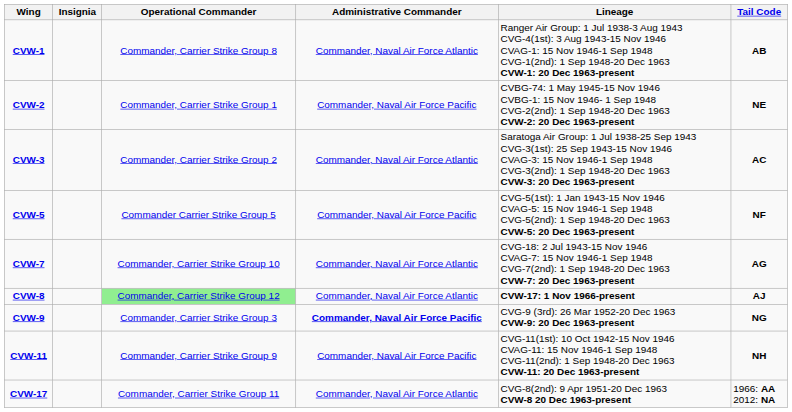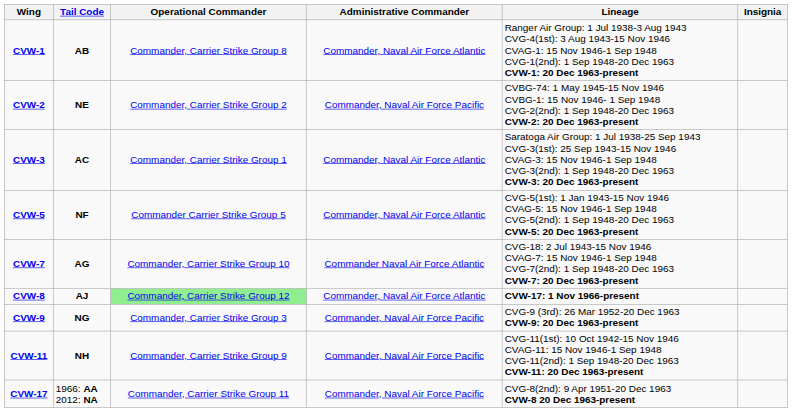columns swapped: (77, 12) <-> (759, 12)
(199, 105) Commander, Carrier Strike Group 1 -> (208, 105) Commander, Carrier Strike Group 2
(199, 160) Commander, Carrier Strike Group 2 -> (208, 160) Commander, Carrier Strike Group 1
(397, 214) Commander, Naval Air Force Pacific -> (404, 214) Commander, Naval Air Force Atlantic
(397, 264) Commander, Naval Air Force Atlantic -> (404, 264) Commander Naval Air Force Atlantic
(397, 317) bold -> (404, 317) normal
(397, 393) Commander, Naval Air Force Atlantic -> (404, 393) Commander, Naval Air Force Pacific
